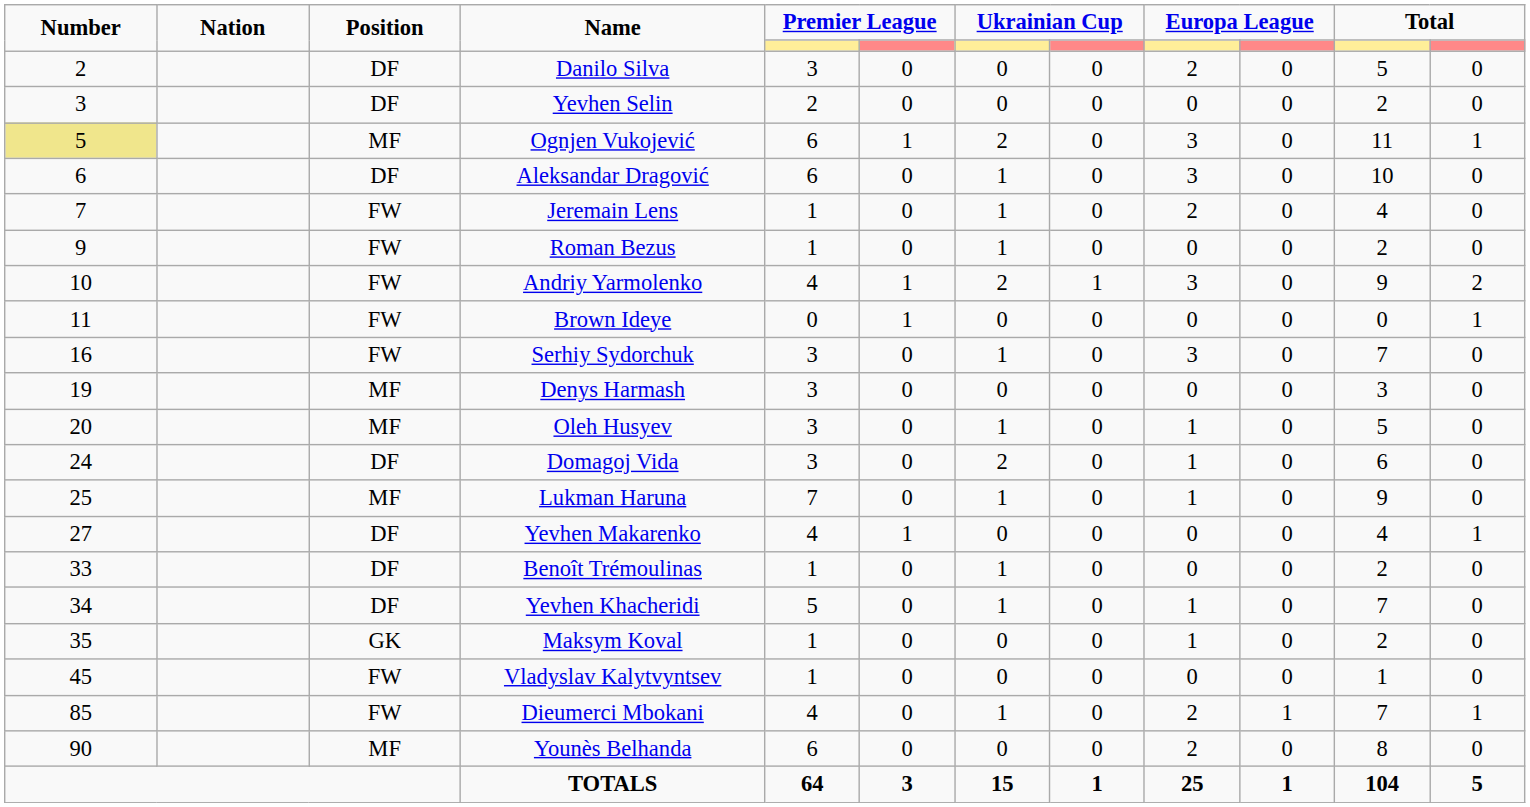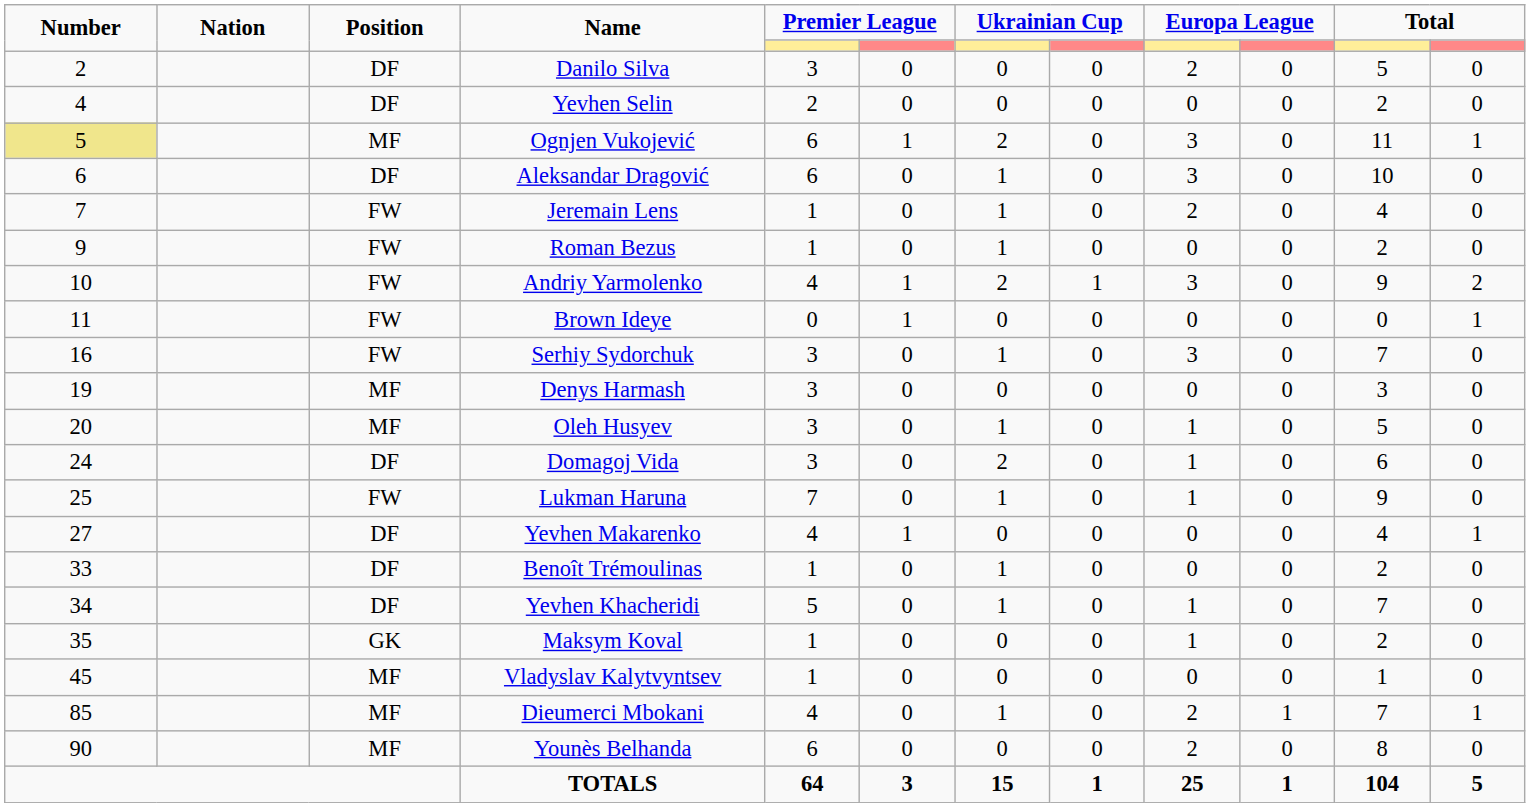(81, 104) 3 -> (81, 104) 4
(385, 497) MF -> (385, 497) FW
(385, 676) FW -> (385, 676) MF
(385, 712) FW -> (385, 712) MF
